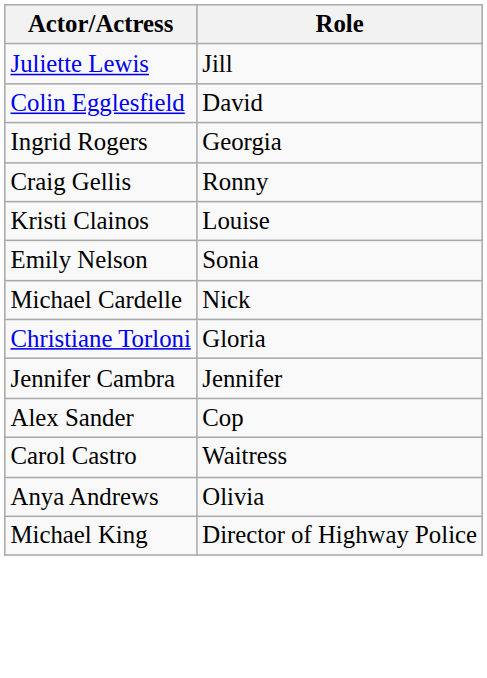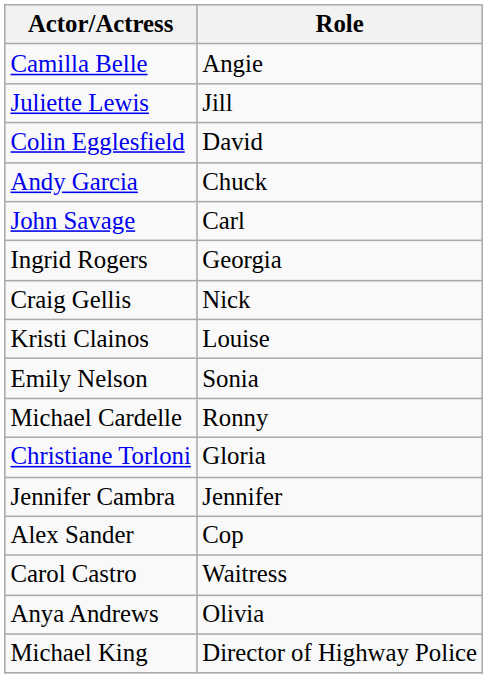+ row: (79, 63)
+ row: (74, 181)
+ row: (73, 220)
(235, 181) Ronny -> (226, 299) Nick
(226, 299) Nick -> (235, 417) Ronny
